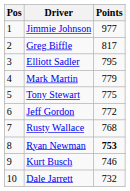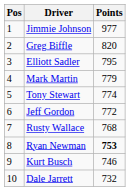(109, 46) 817 -> (109, 46) 820
(109, 95) 775 -> (109, 95) 774
